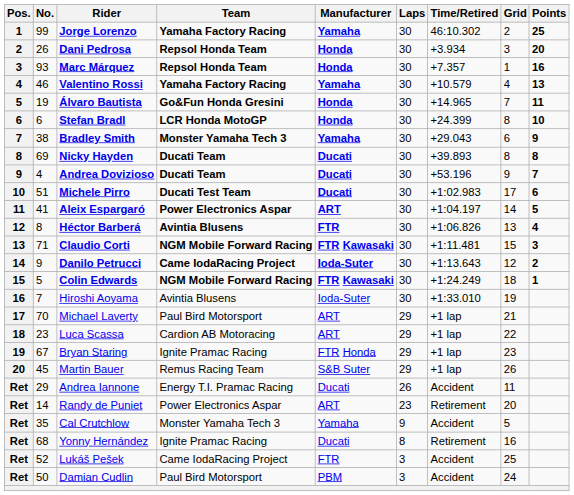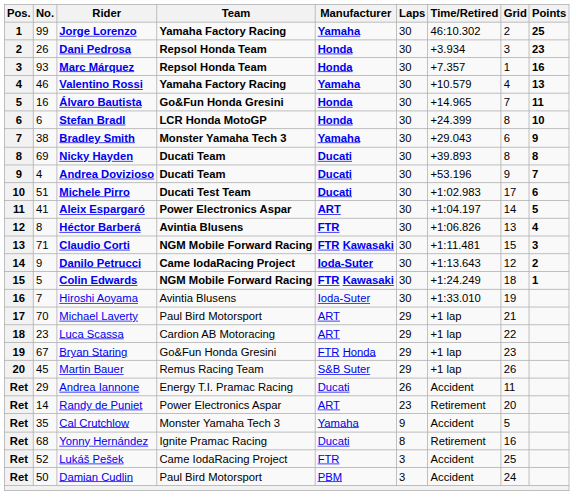(538, 49) 20 -> (538, 49) 23
(42, 102) 19 -> (42, 102) 16
(213, 352) Ignite Pramac Racing -> (218, 352) Go&Fun Honda Gresini
